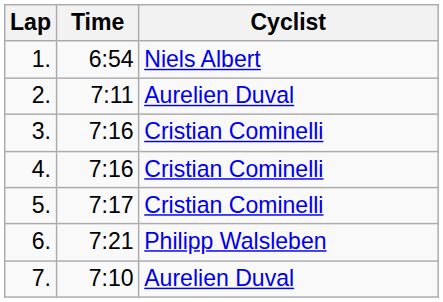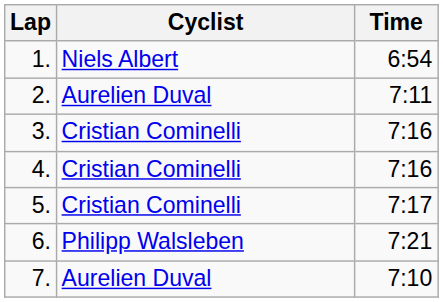columns swapped: (288, 22) <-> (98, 22)
